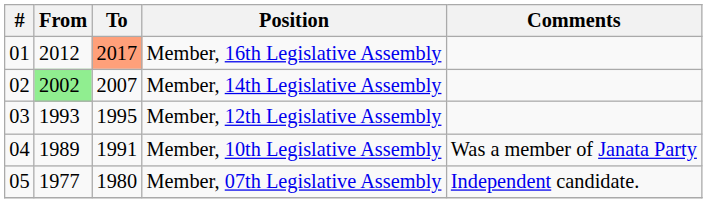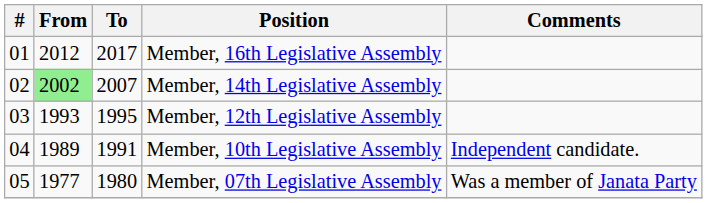(117, 52) lightsalmon background -> (117, 52) no background
(574, 149) Was a member of Janata Party -> (545, 149) Independent candidate.
(545, 181) Independent candidate. -> (574, 181) Was a member of Janata Party
